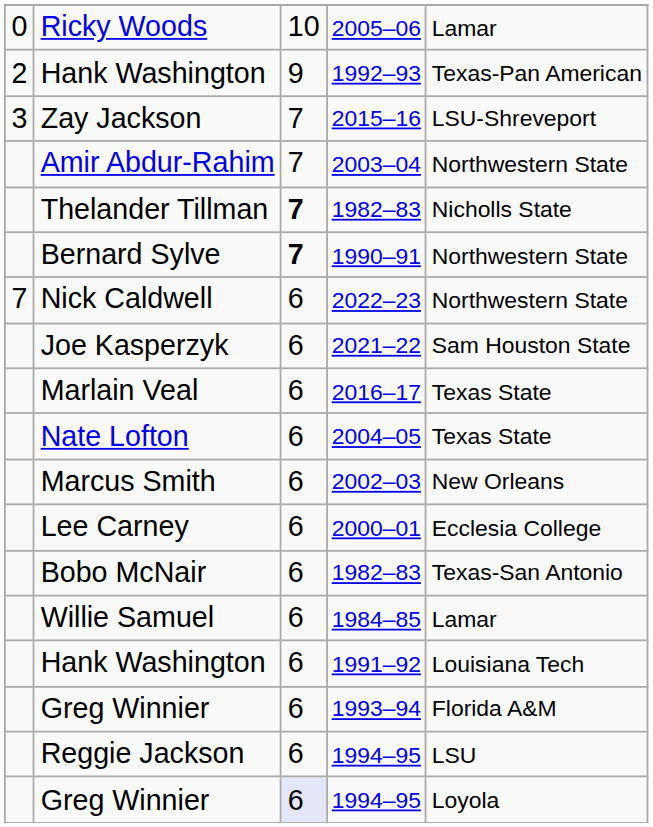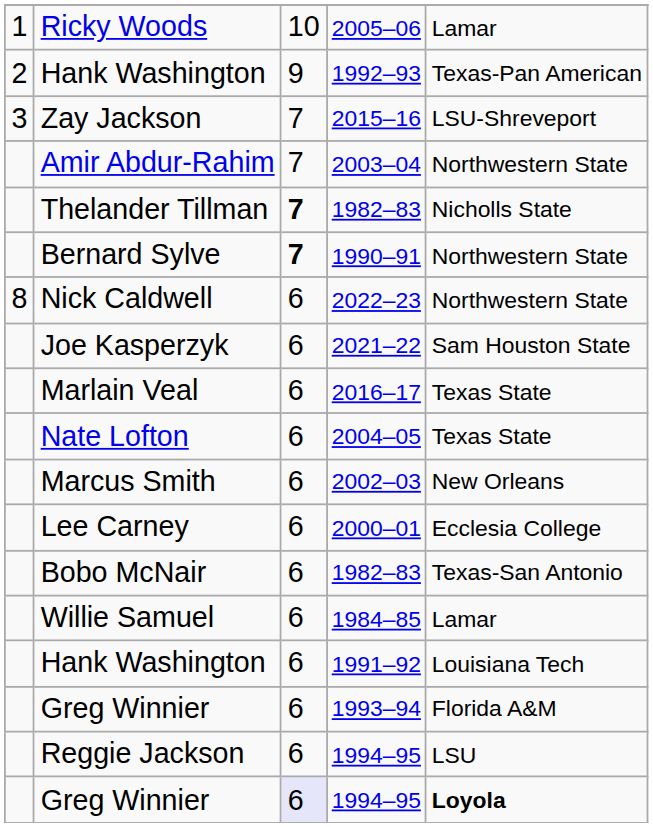(19, 27) 0 -> (19, 27) 1
(19, 299) 7 -> (19, 299) 8
(466, 800) normal -> (469, 800) bold
